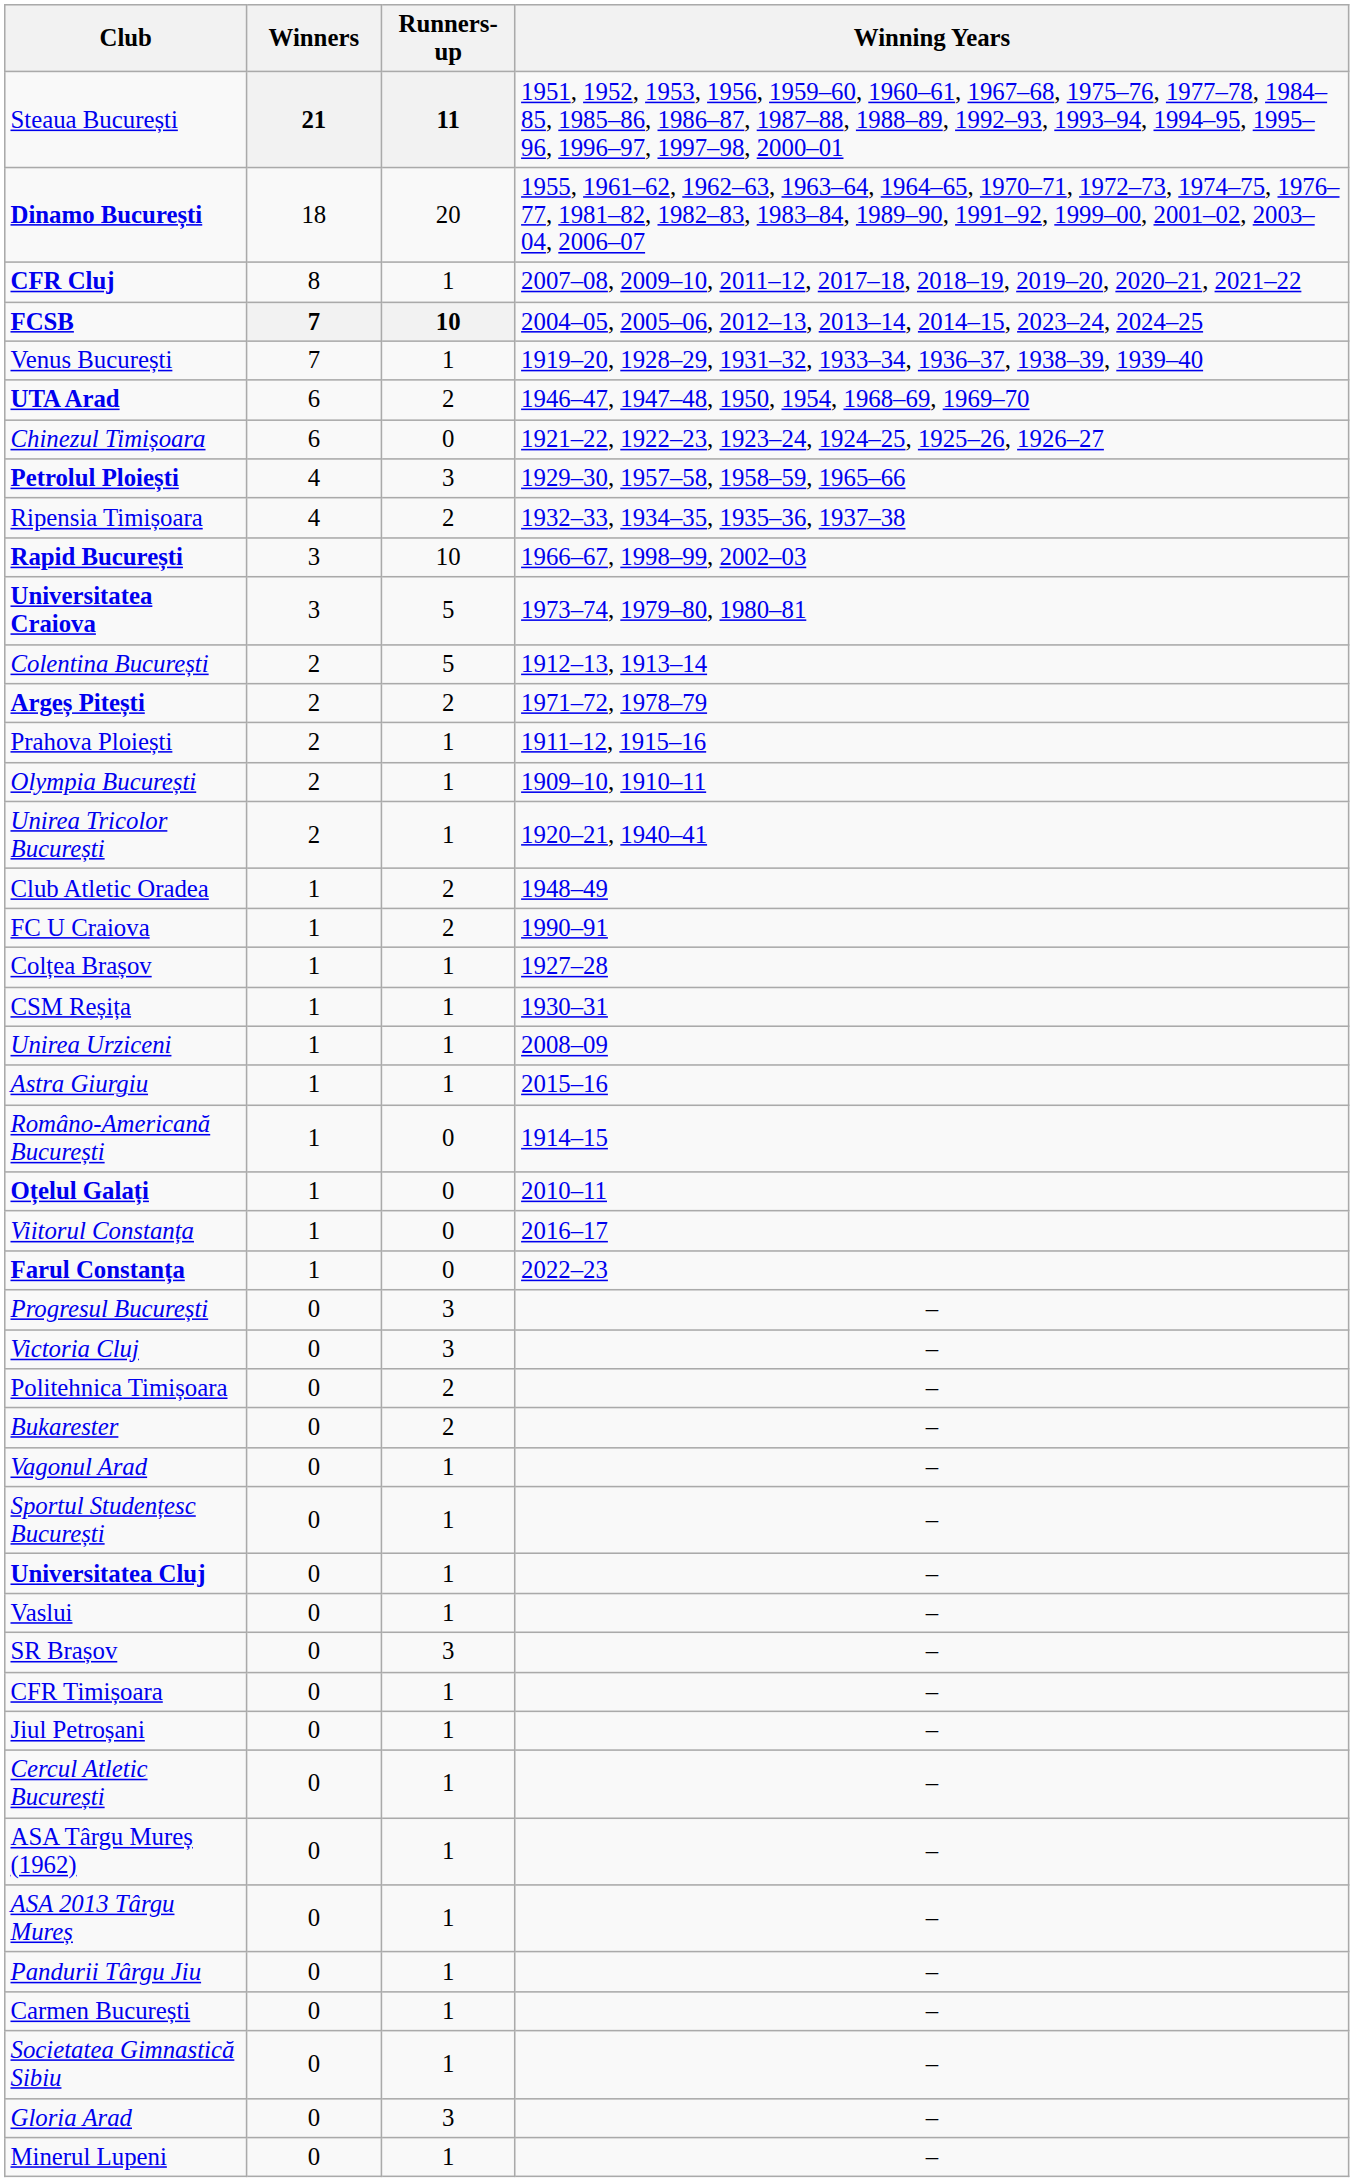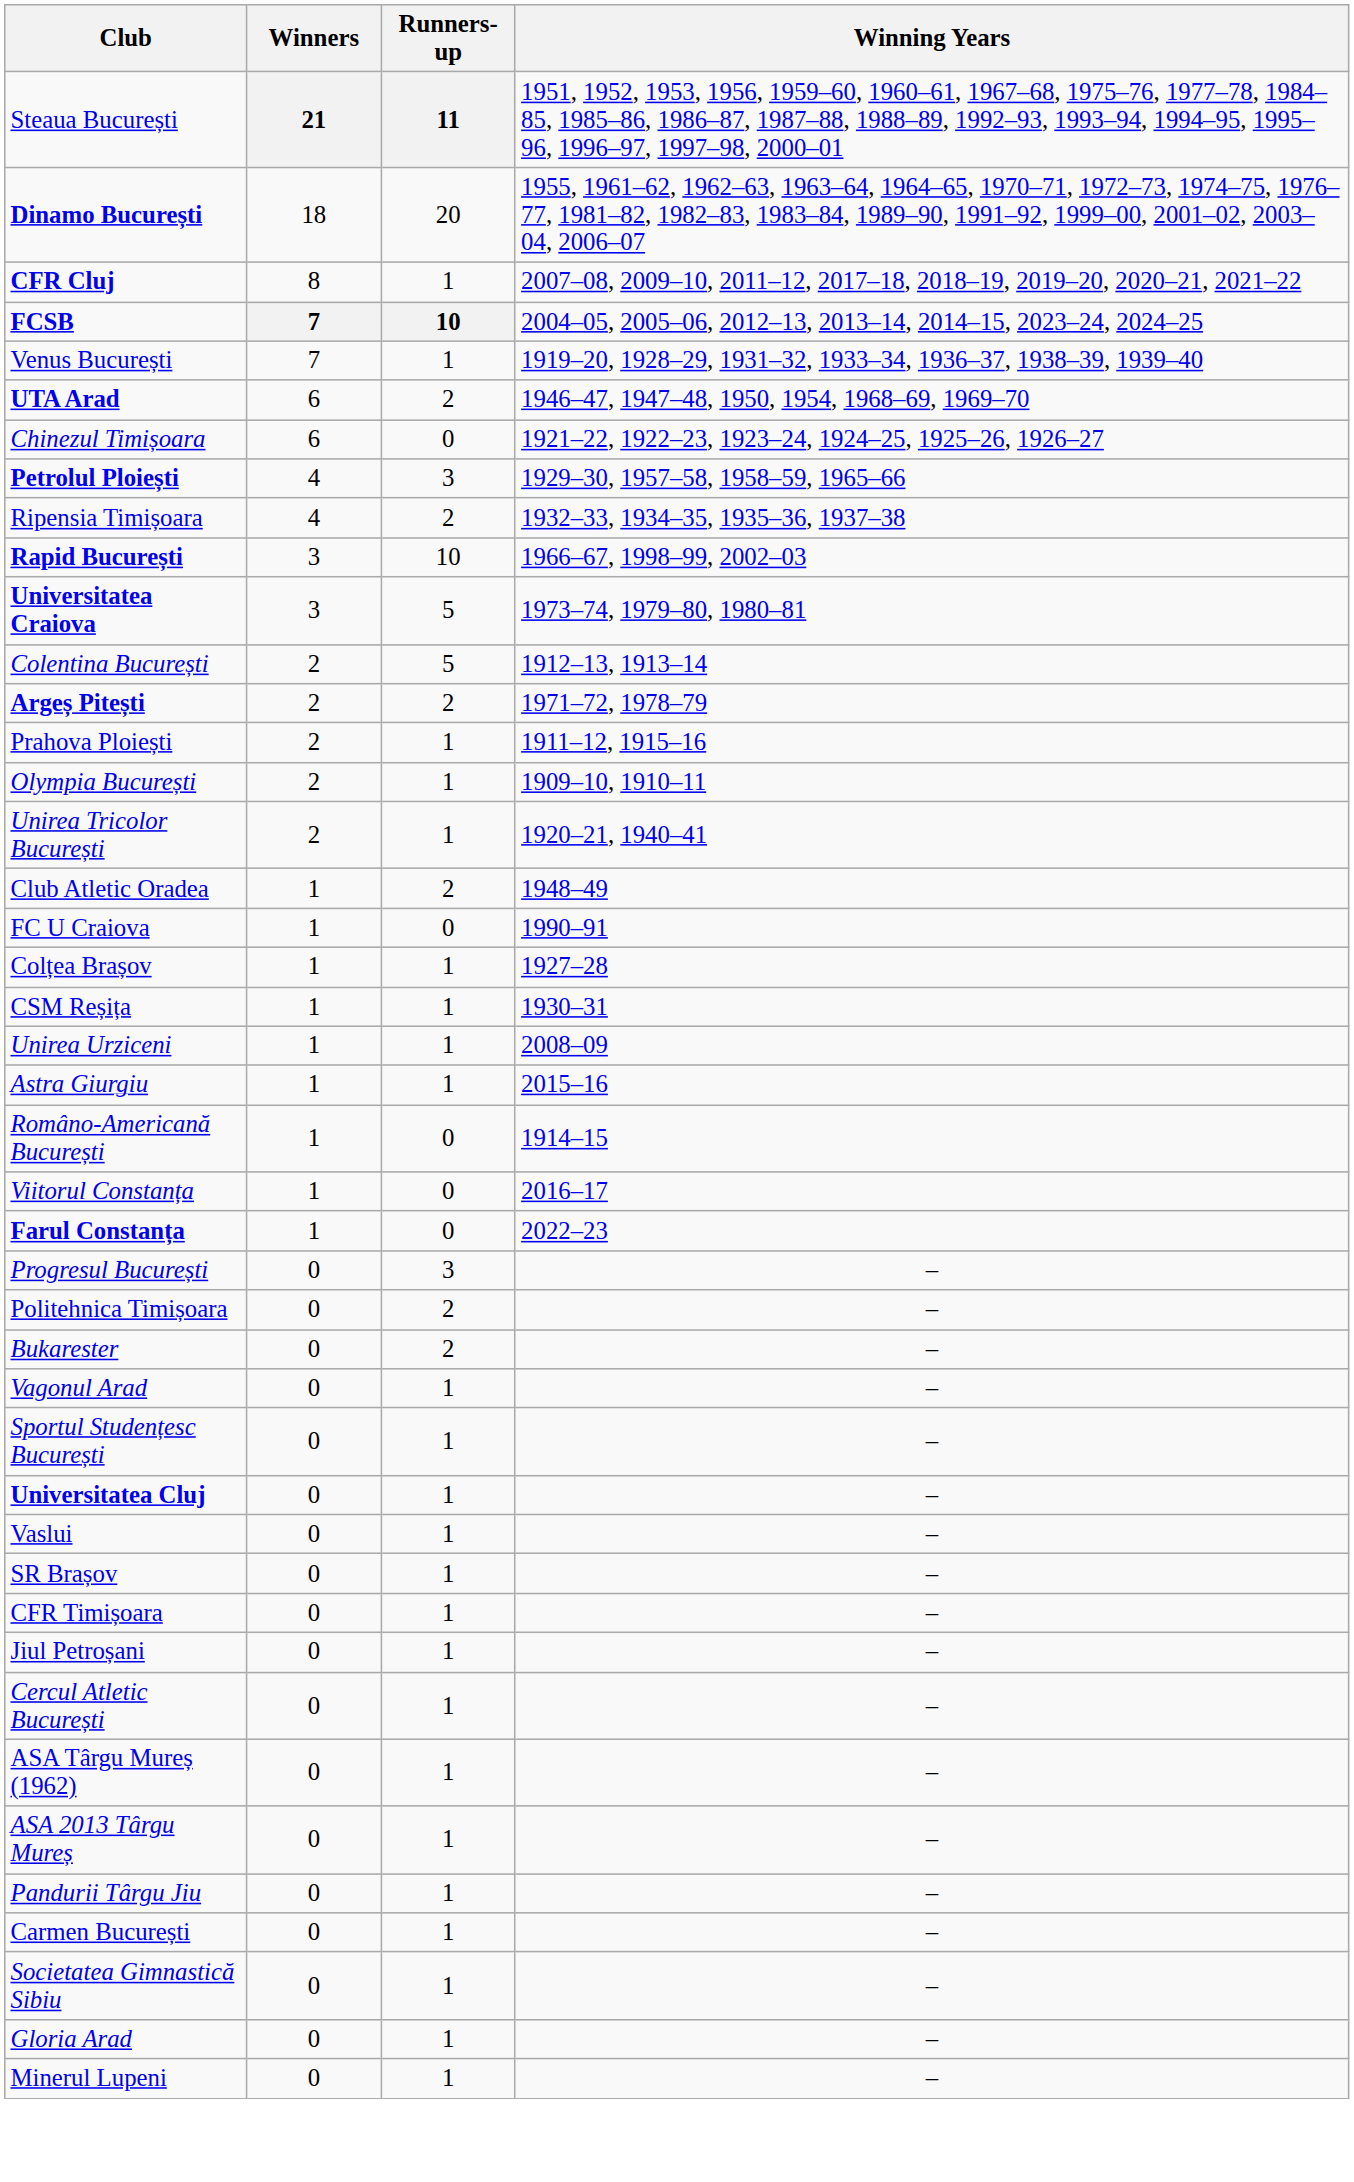(448, 927) 2 -> (448, 927) 0
- row: (80, 1191)
- row: (75, 1348)
(448, 1651) 3 -> (448, 1573) 1
(448, 2117) 3 -> (448, 2038) 1
